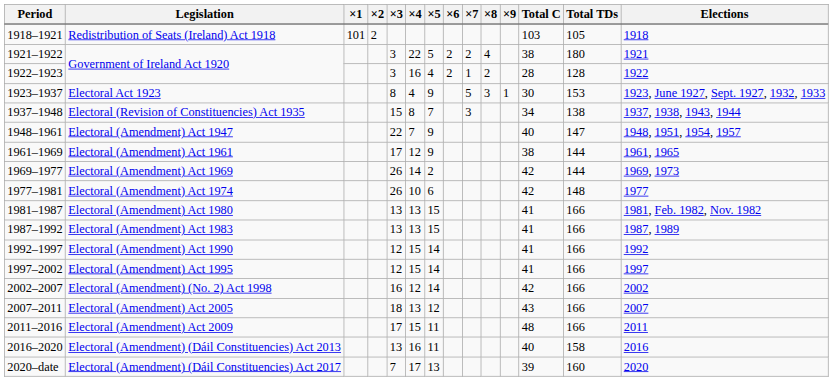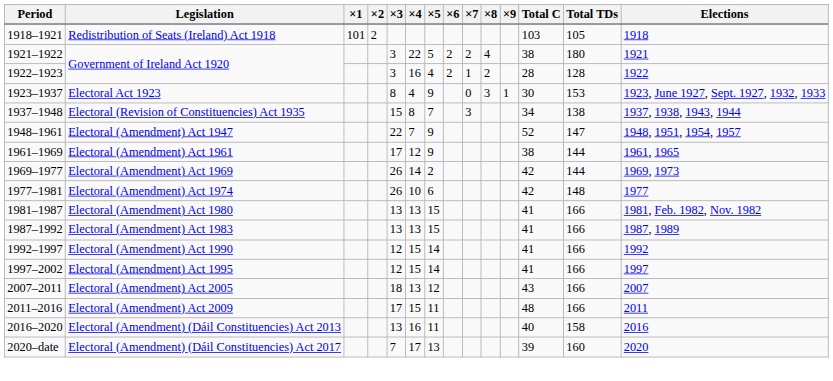(468, 93) 5 -> (468, 93) 0
(528, 132) 40 -> (528, 132) 52
- row: (35, 288)
